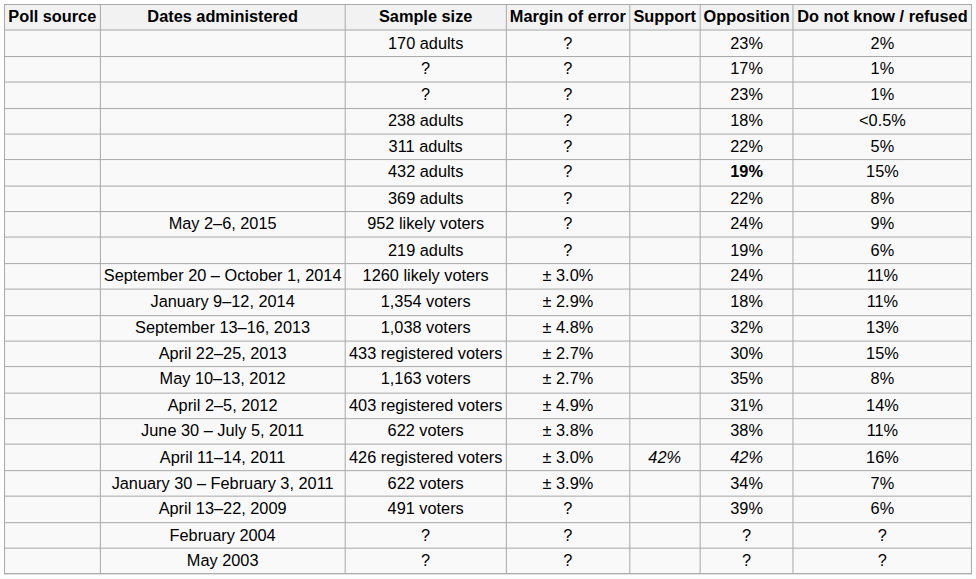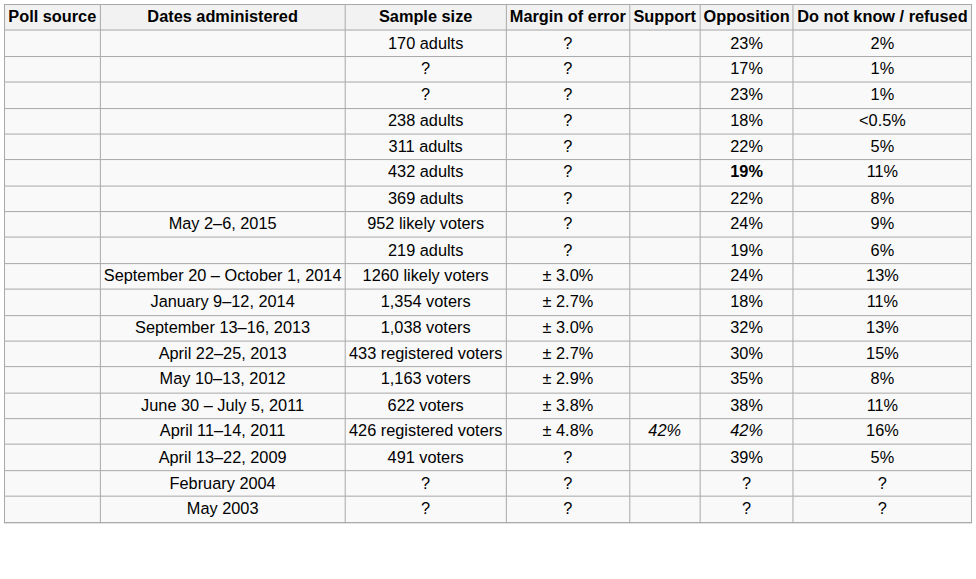(882, 172) 15% -> (882, 172) 11%
(882, 276) 11% -> (882, 276) 13%
(568, 302) ± 2.9% -> (568, 302) ± 2.7%
(568, 328) ± 4.8% -> (568, 328) ± 3.0%
(568, 379) ± 2.7% -> (568, 379) ± 2.9%
- row: (223, 405)
(568, 457) ± 3.0% -> (568, 431) ± 4.8%
- row: (223, 483)
(882, 509) 6% -> (882, 457) 5%
